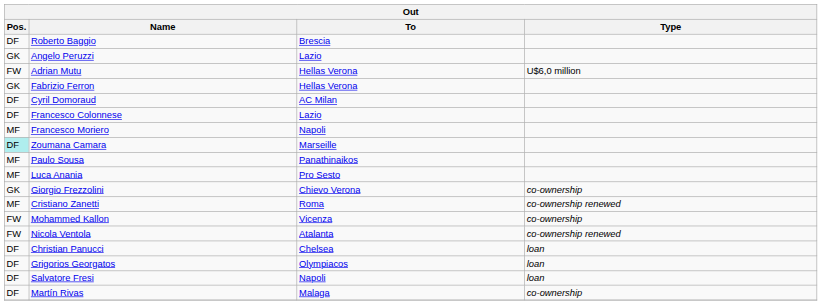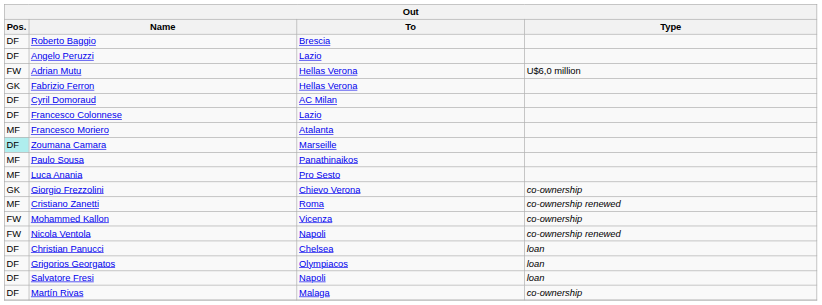(13, 56) GK -> (13, 56) DF
(312, 130) Napoli -> (316, 130) Atalanta
(316, 234) Atalanta -> (312, 234) Napoli
